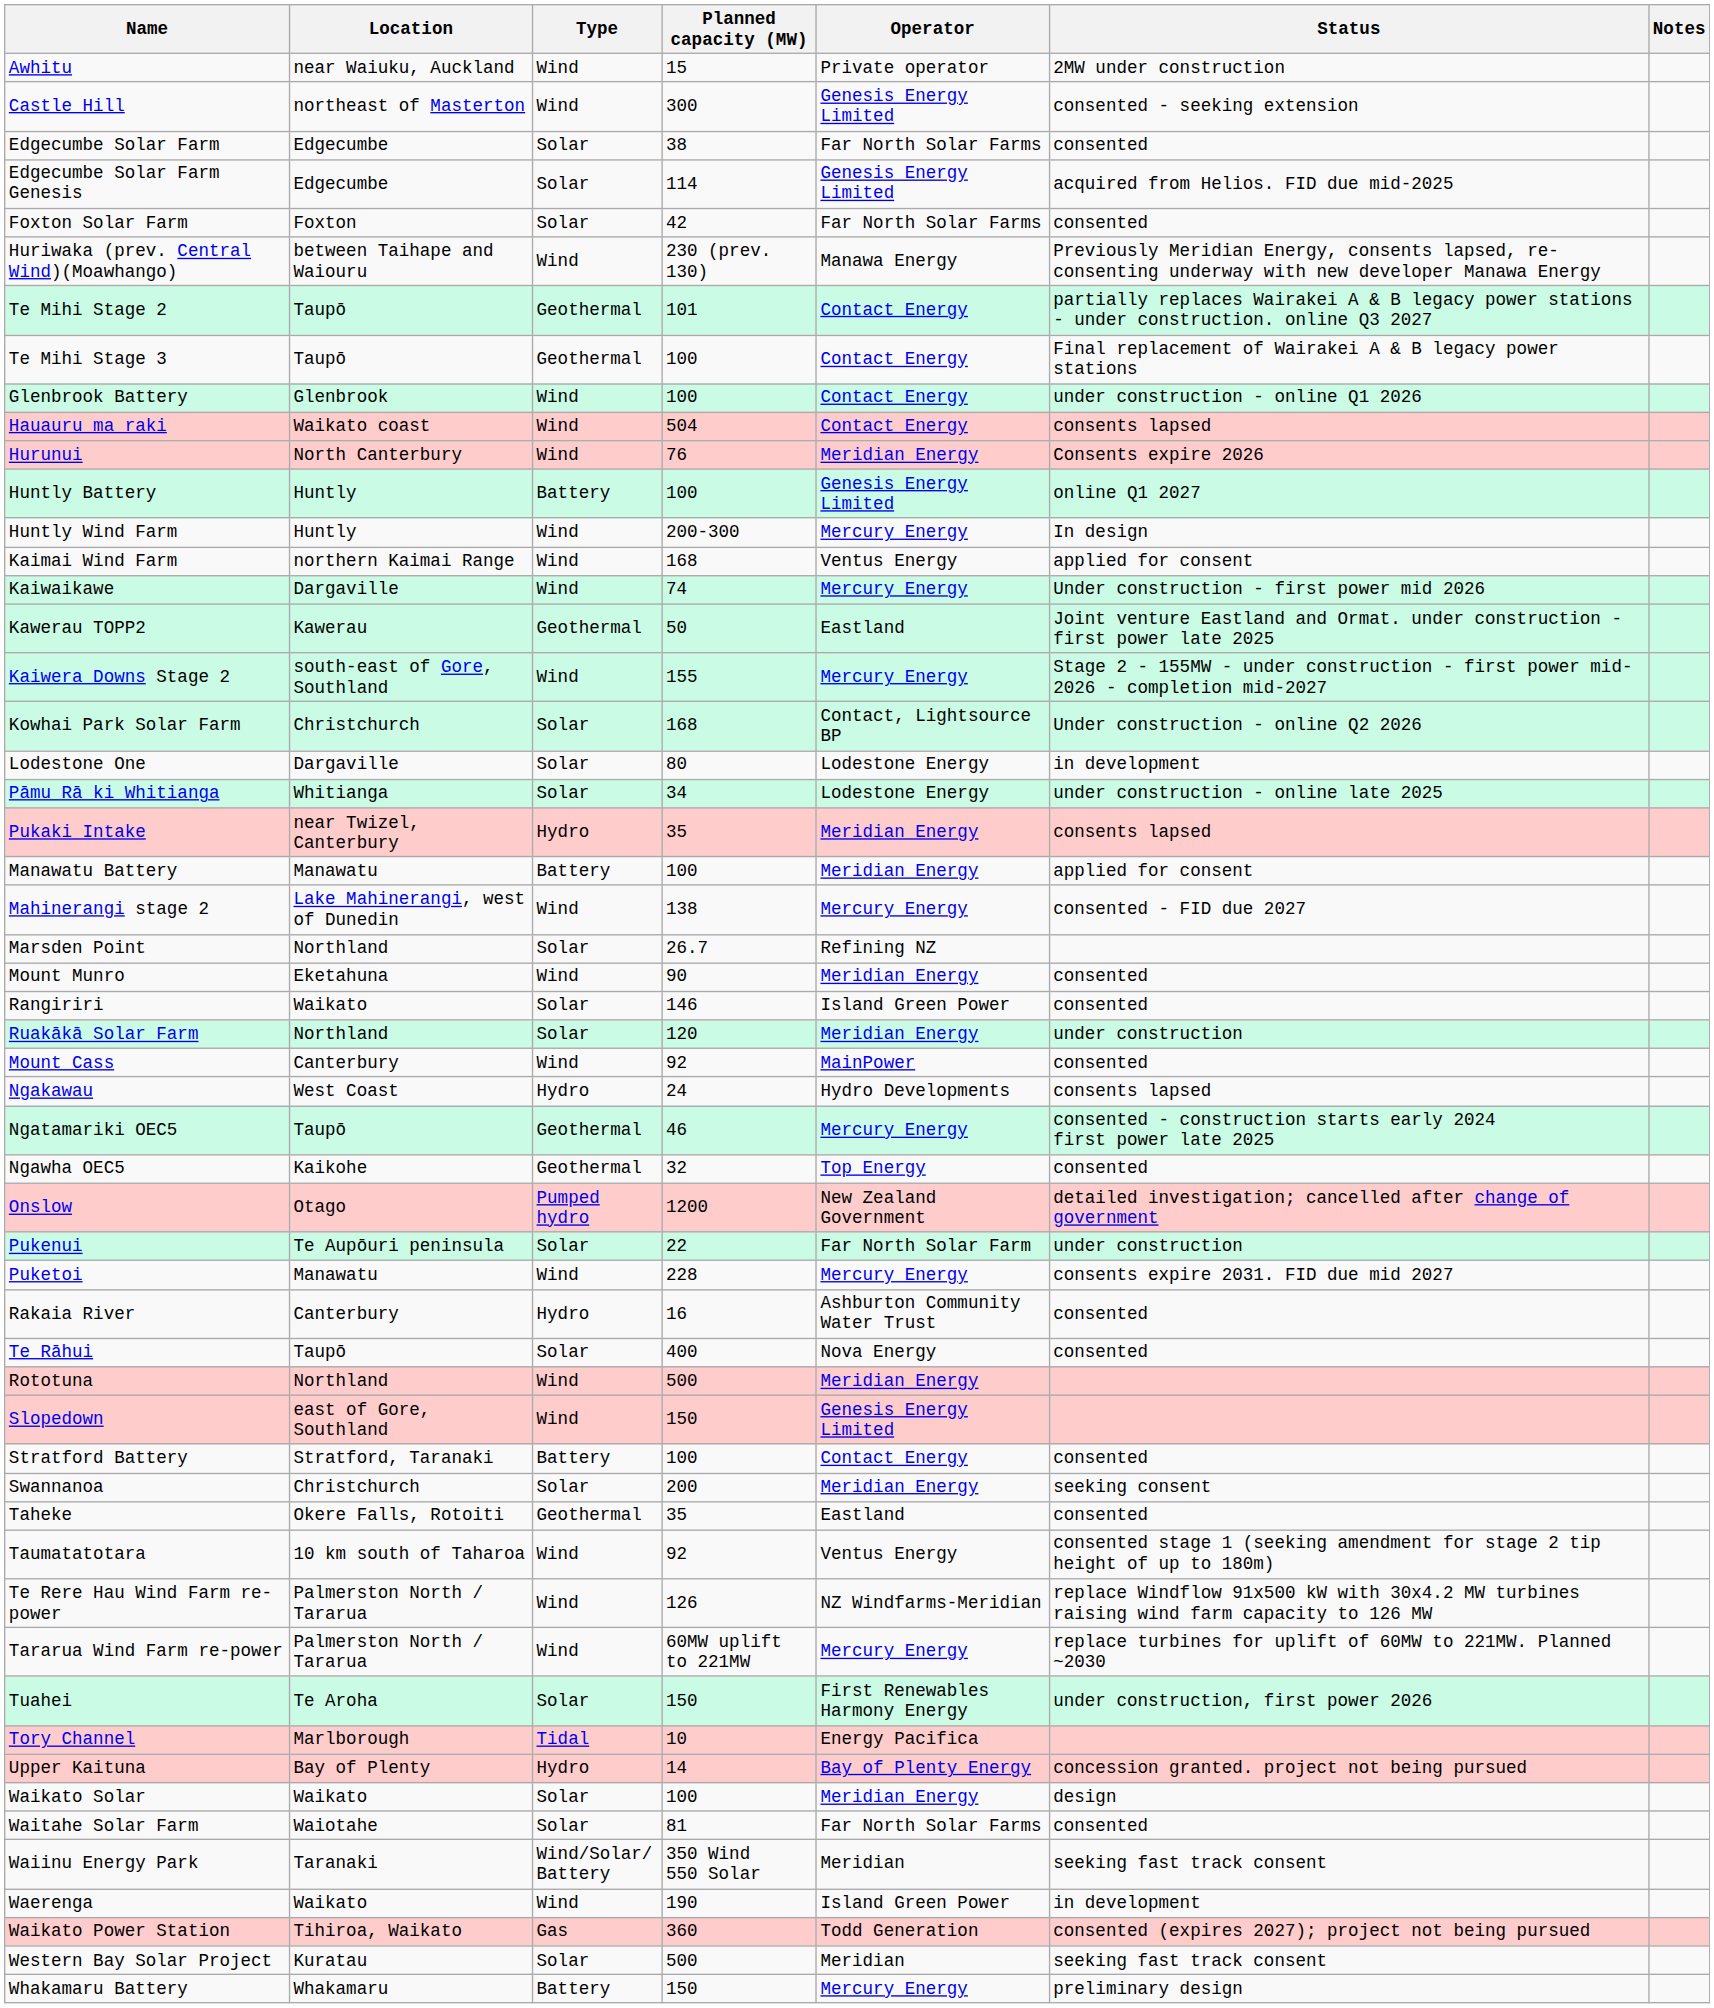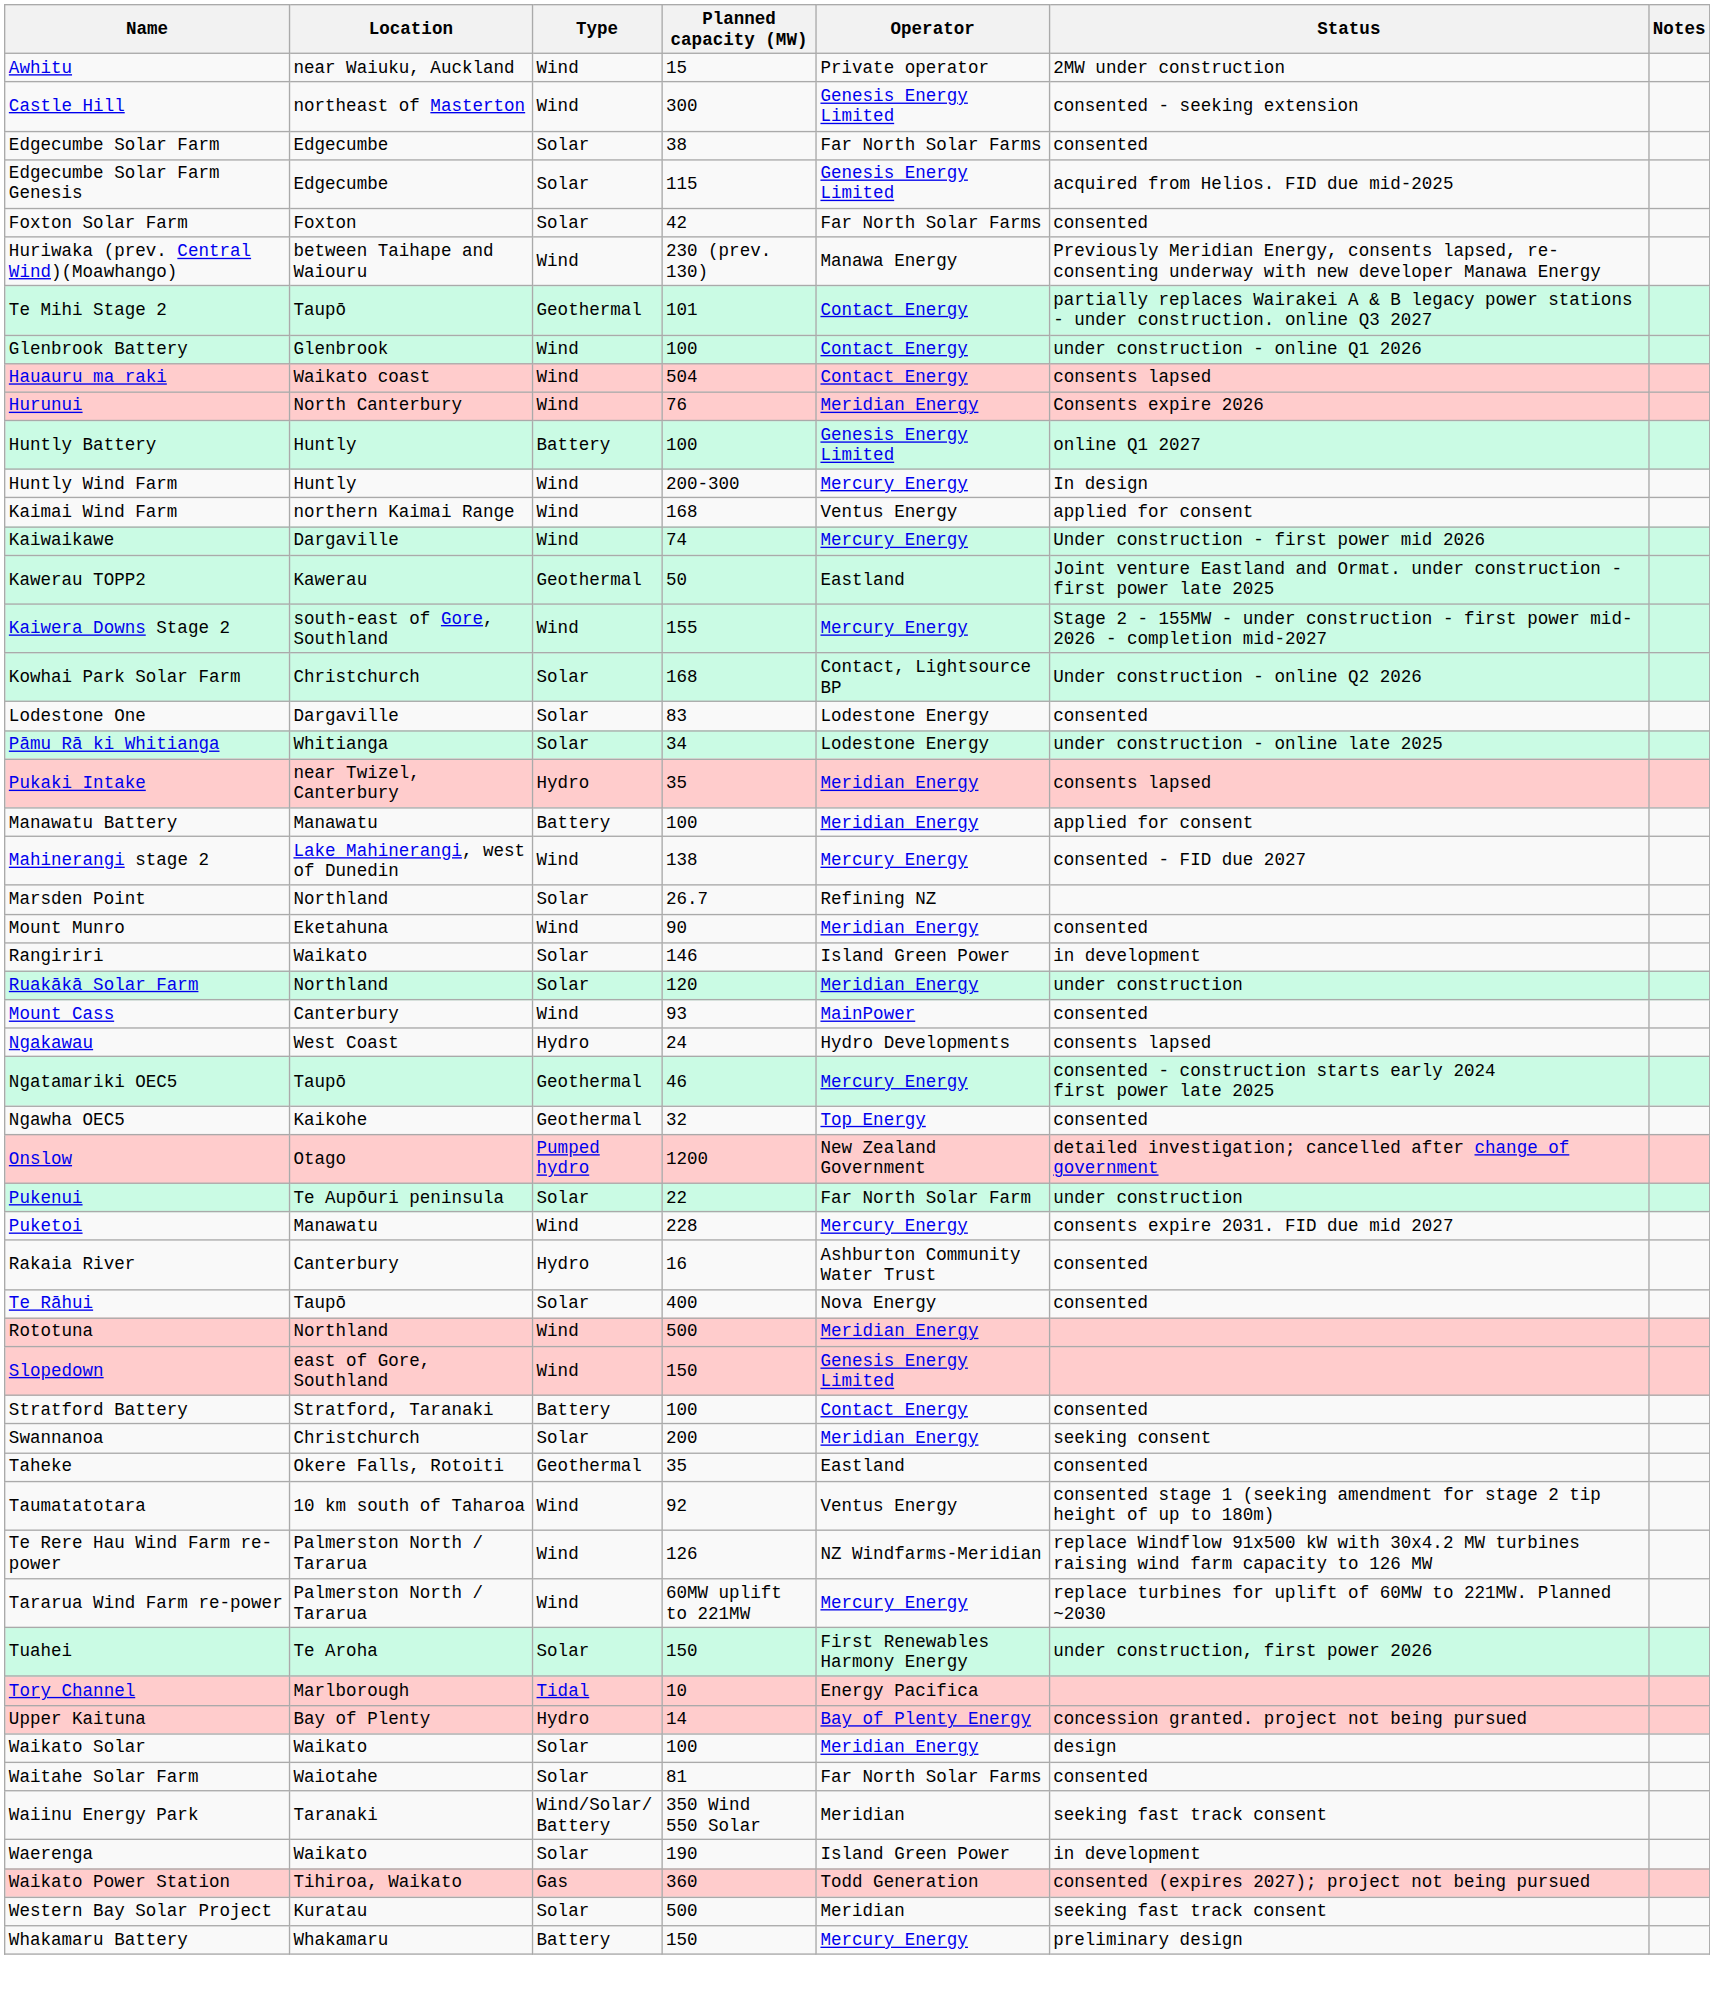(682, 184) 114 -> (682, 184) 115
- row: (88, 359)
(676, 765) 80 -> (676, 716) 83
(1127, 765) in development -> (1101, 716) consented
(1101, 1006) consented -> (1127, 957) in development
(676, 1063) 92 -> (676, 1014) 93
(558, 1903) Wind -> (563, 1854) Solar
